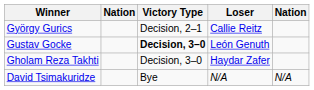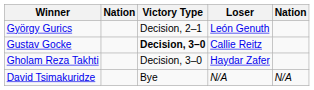(236, 28) Callie Reitz -> (240, 28) León Genuth
(240, 45) León Genuth -> (236, 45) Callie Reitz
